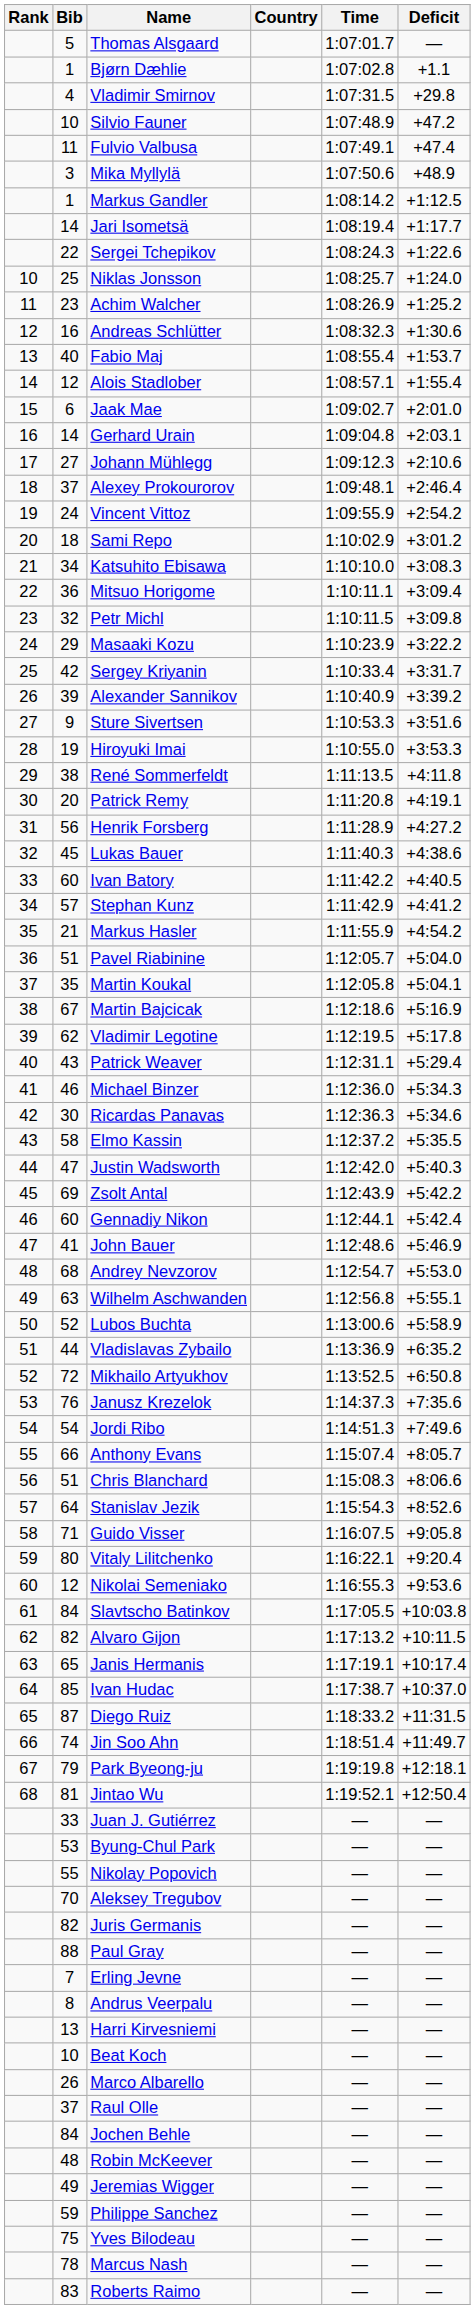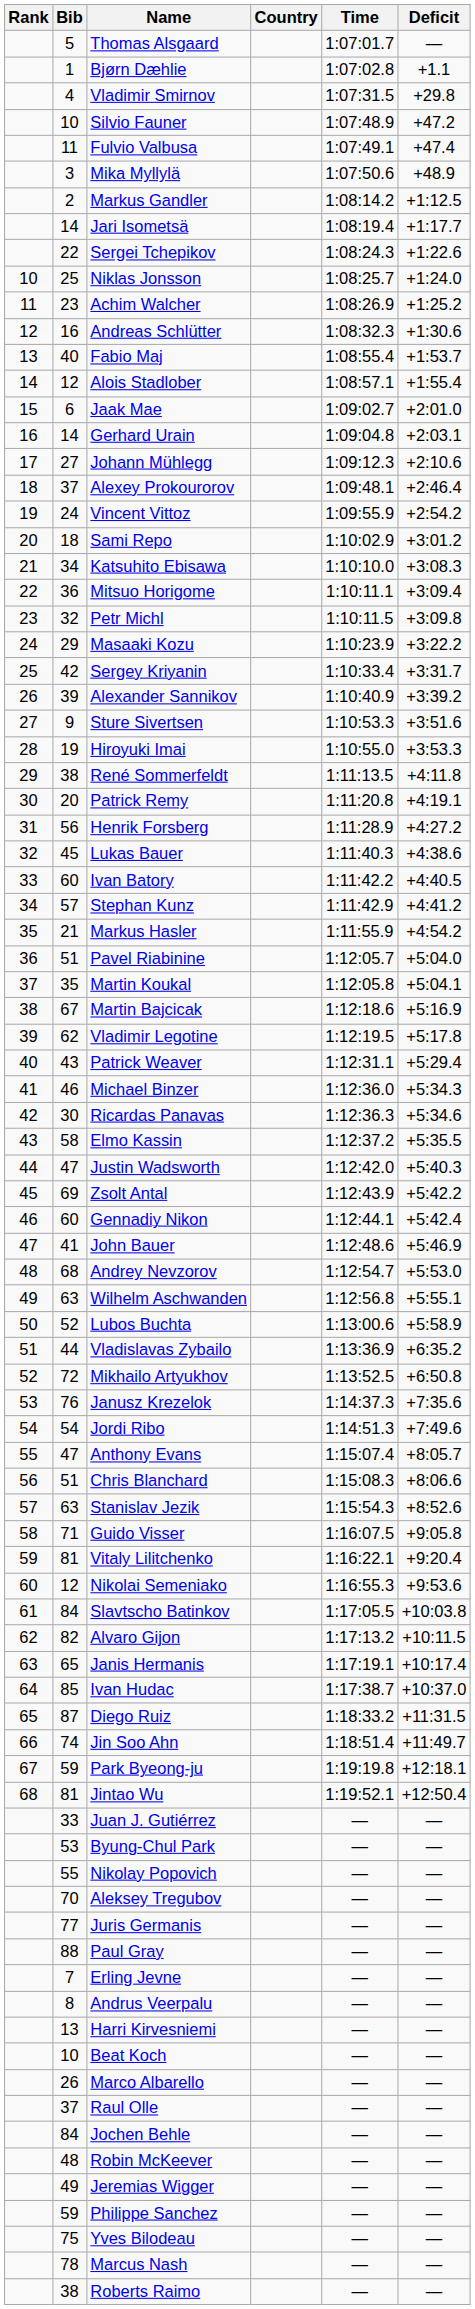(69, 200) 1 -> (69, 200) 2
(69, 1455) 66 -> (69, 1455) 47
(69, 1507) 64 -> (69, 1507) 63
(69, 1559) 80 -> (69, 1559) 81
(69, 1768) 79 -> (69, 1768) 59
(69, 1925) 82 -> (69, 1925) 77
(69, 2291) 83 -> (69, 2291) 38
